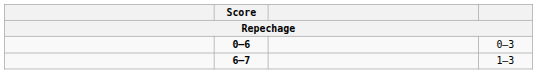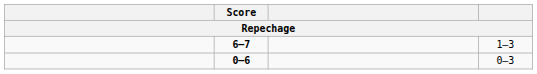rows swapped: (241, 45) <-> (241, 61)
